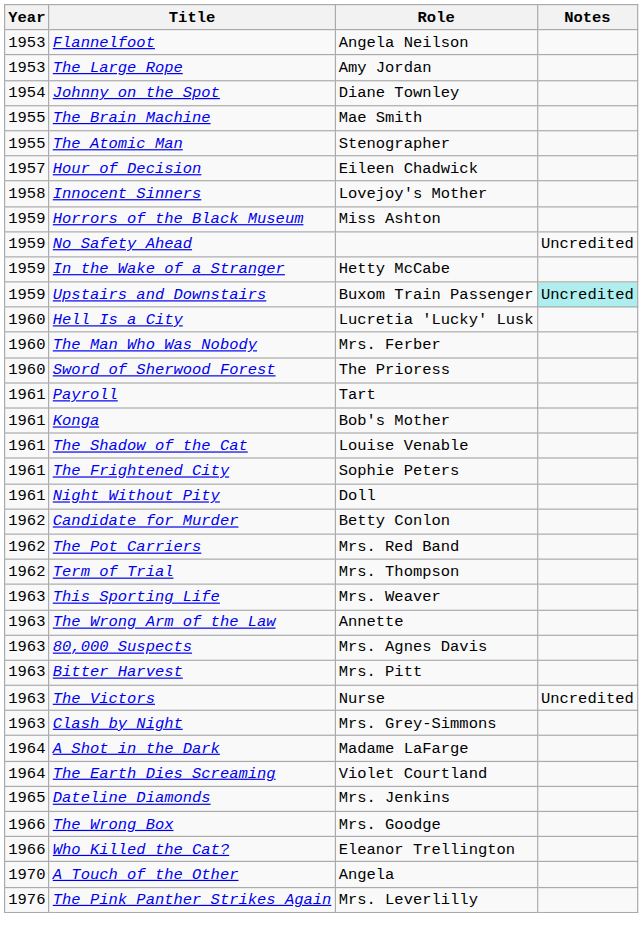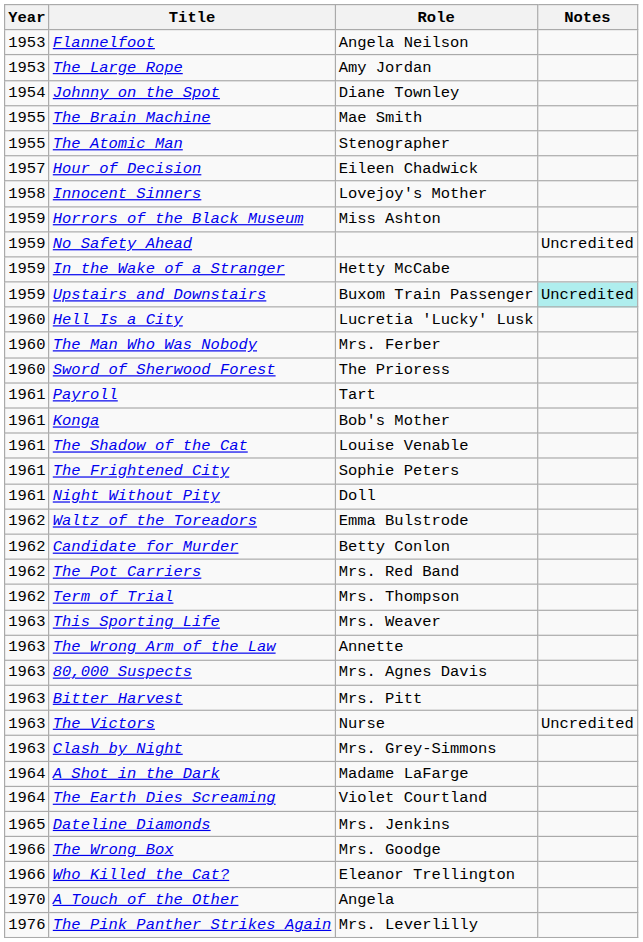+ row: (155, 521)
